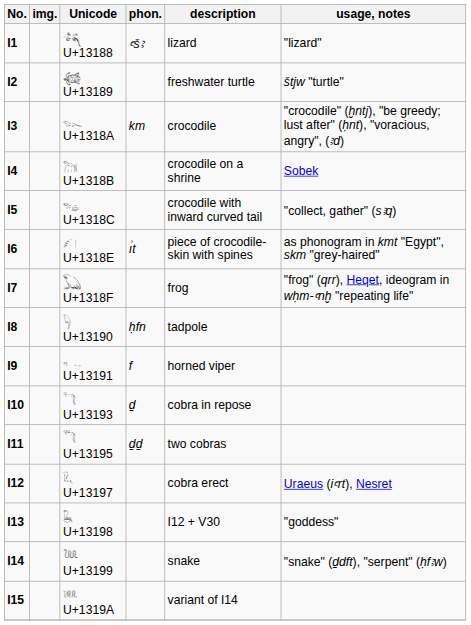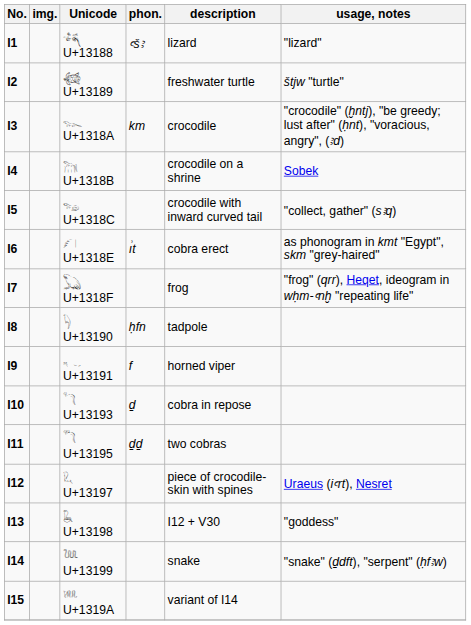(217, 249) piece of crocodile-skin with spines -> (198, 249) cobra erect
(198, 483) cobra erect -> (217, 483) piece of crocodile-skin with spines
